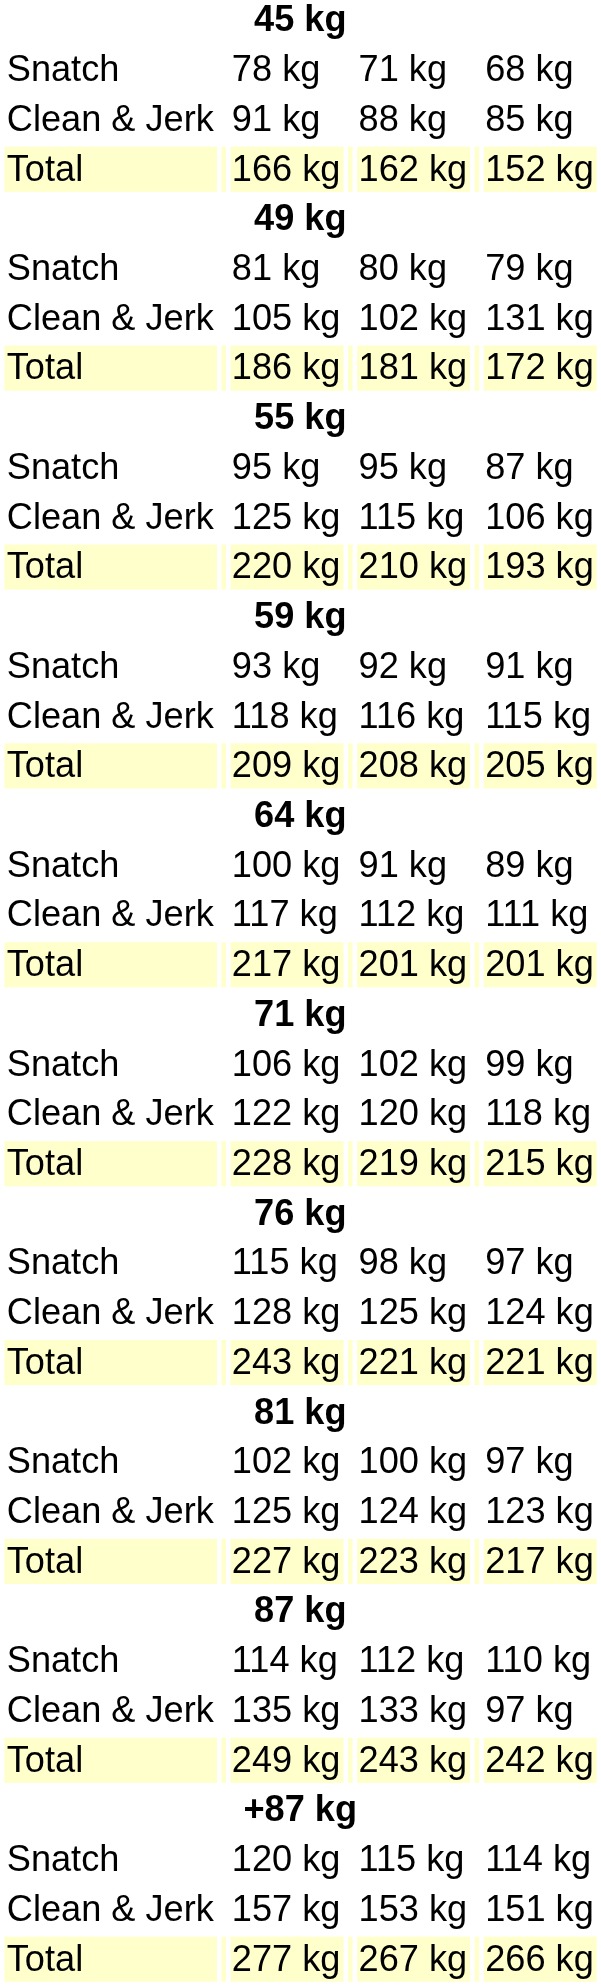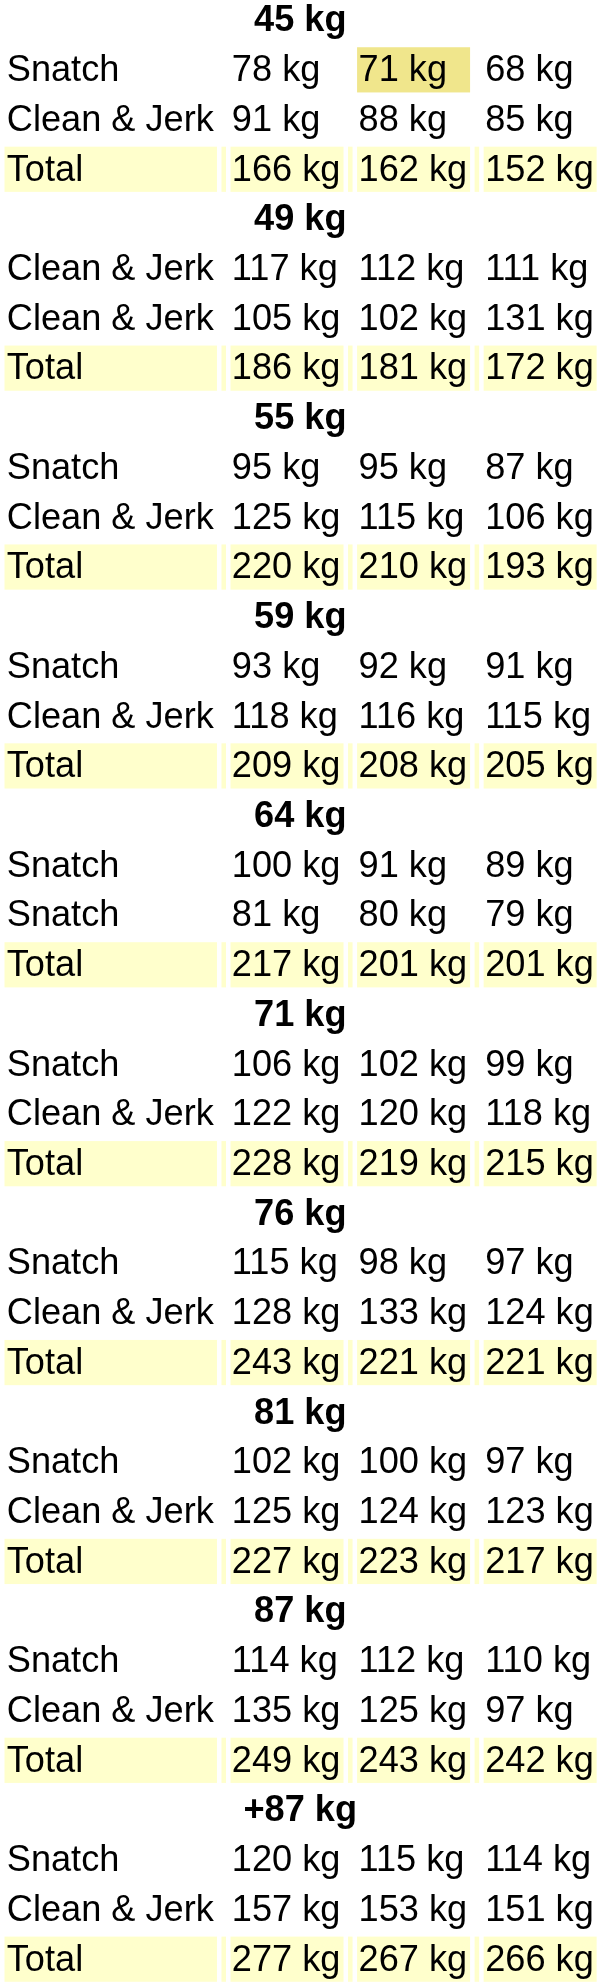(403, 69) no background -> (403, 69) khaki background
rows swapped: (63, 268) <-> (110, 914)
(413, 1312) 125 kg -> (413, 1312) 133 kg
(413, 1709) 133 kg -> (413, 1709) 125 kg
